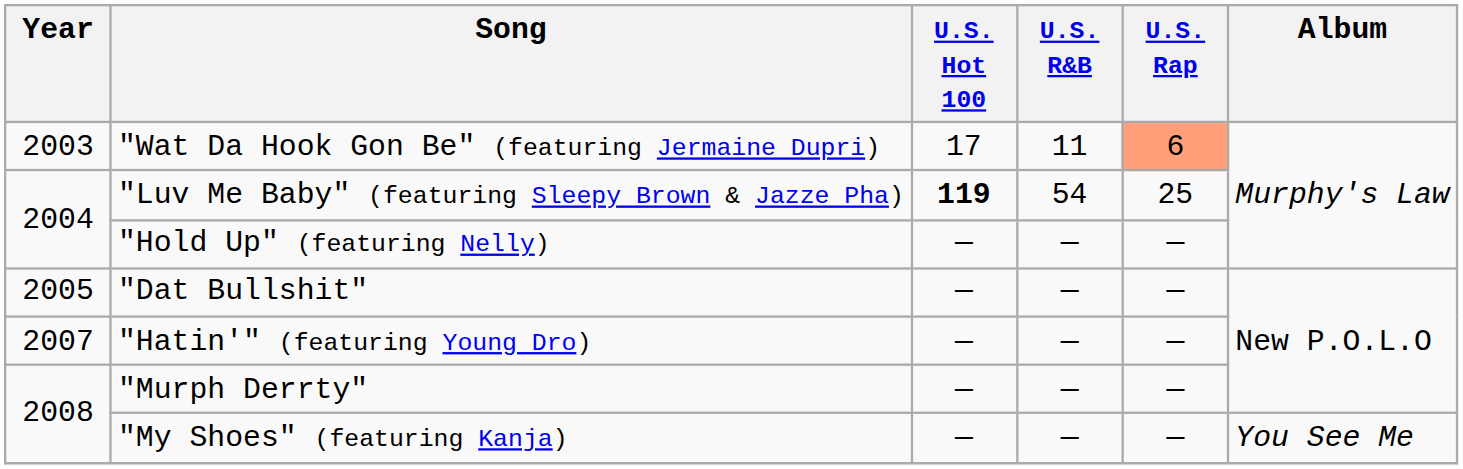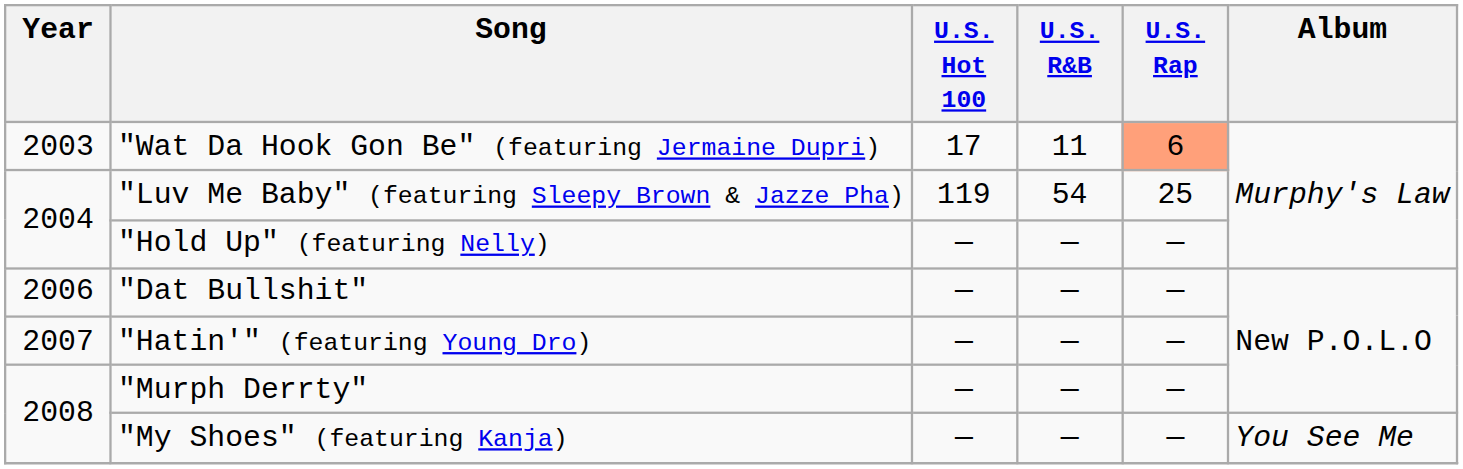(964, 195) bold -> (964, 195) normal
(58, 292) 2005 -> (58, 292) 2006
